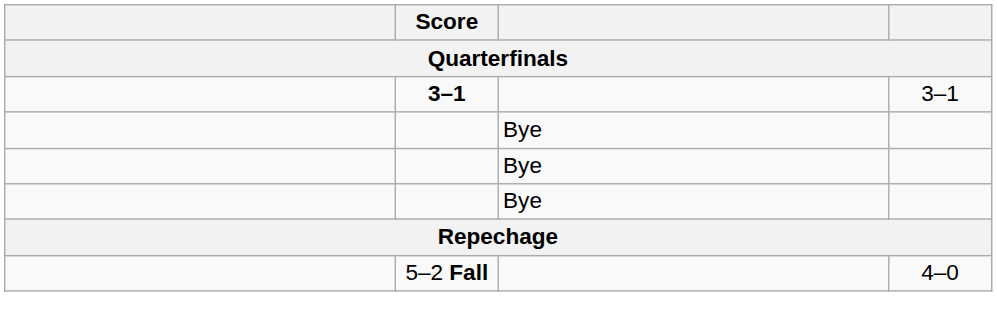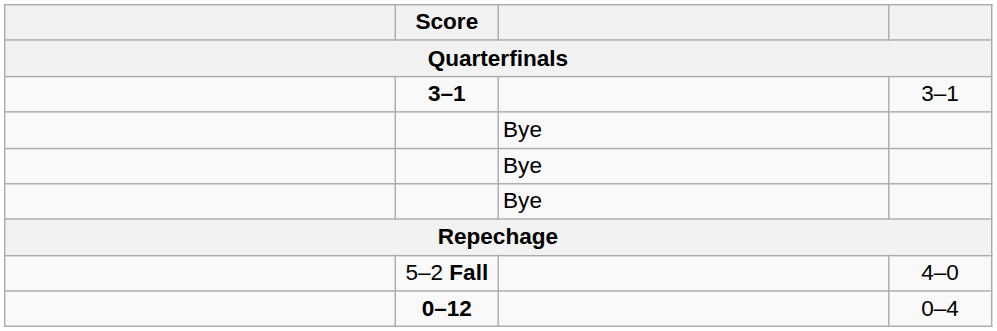+ row: (447, 308)
